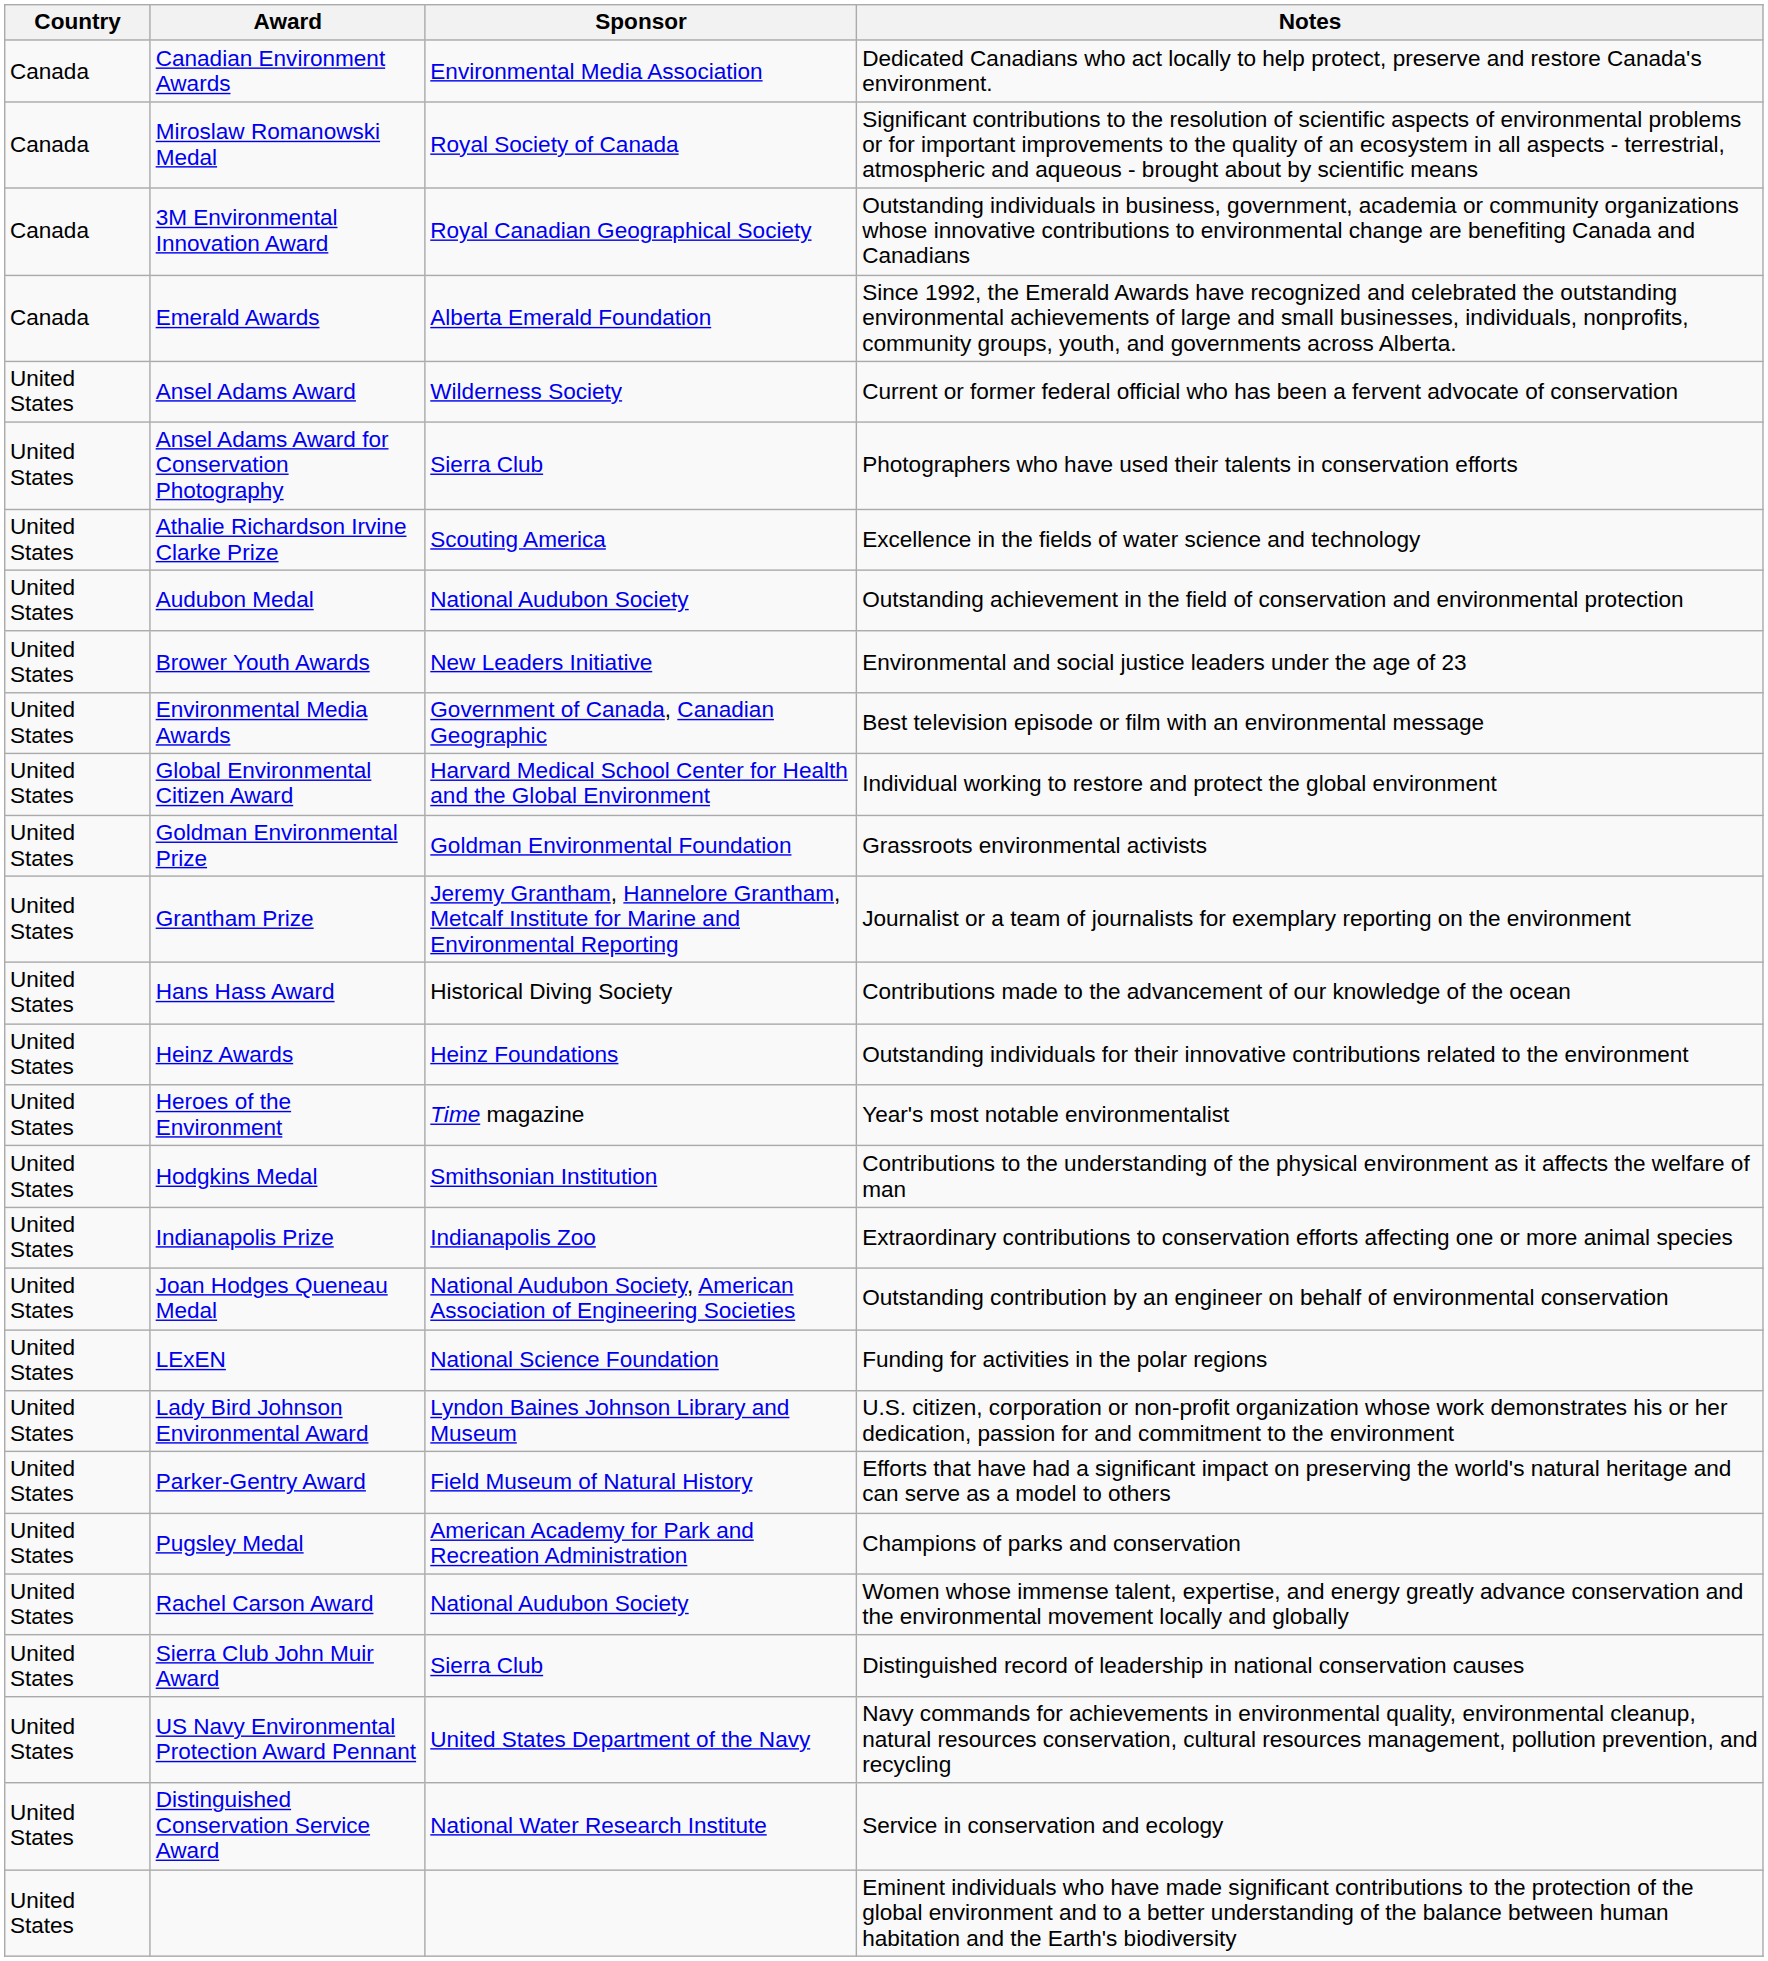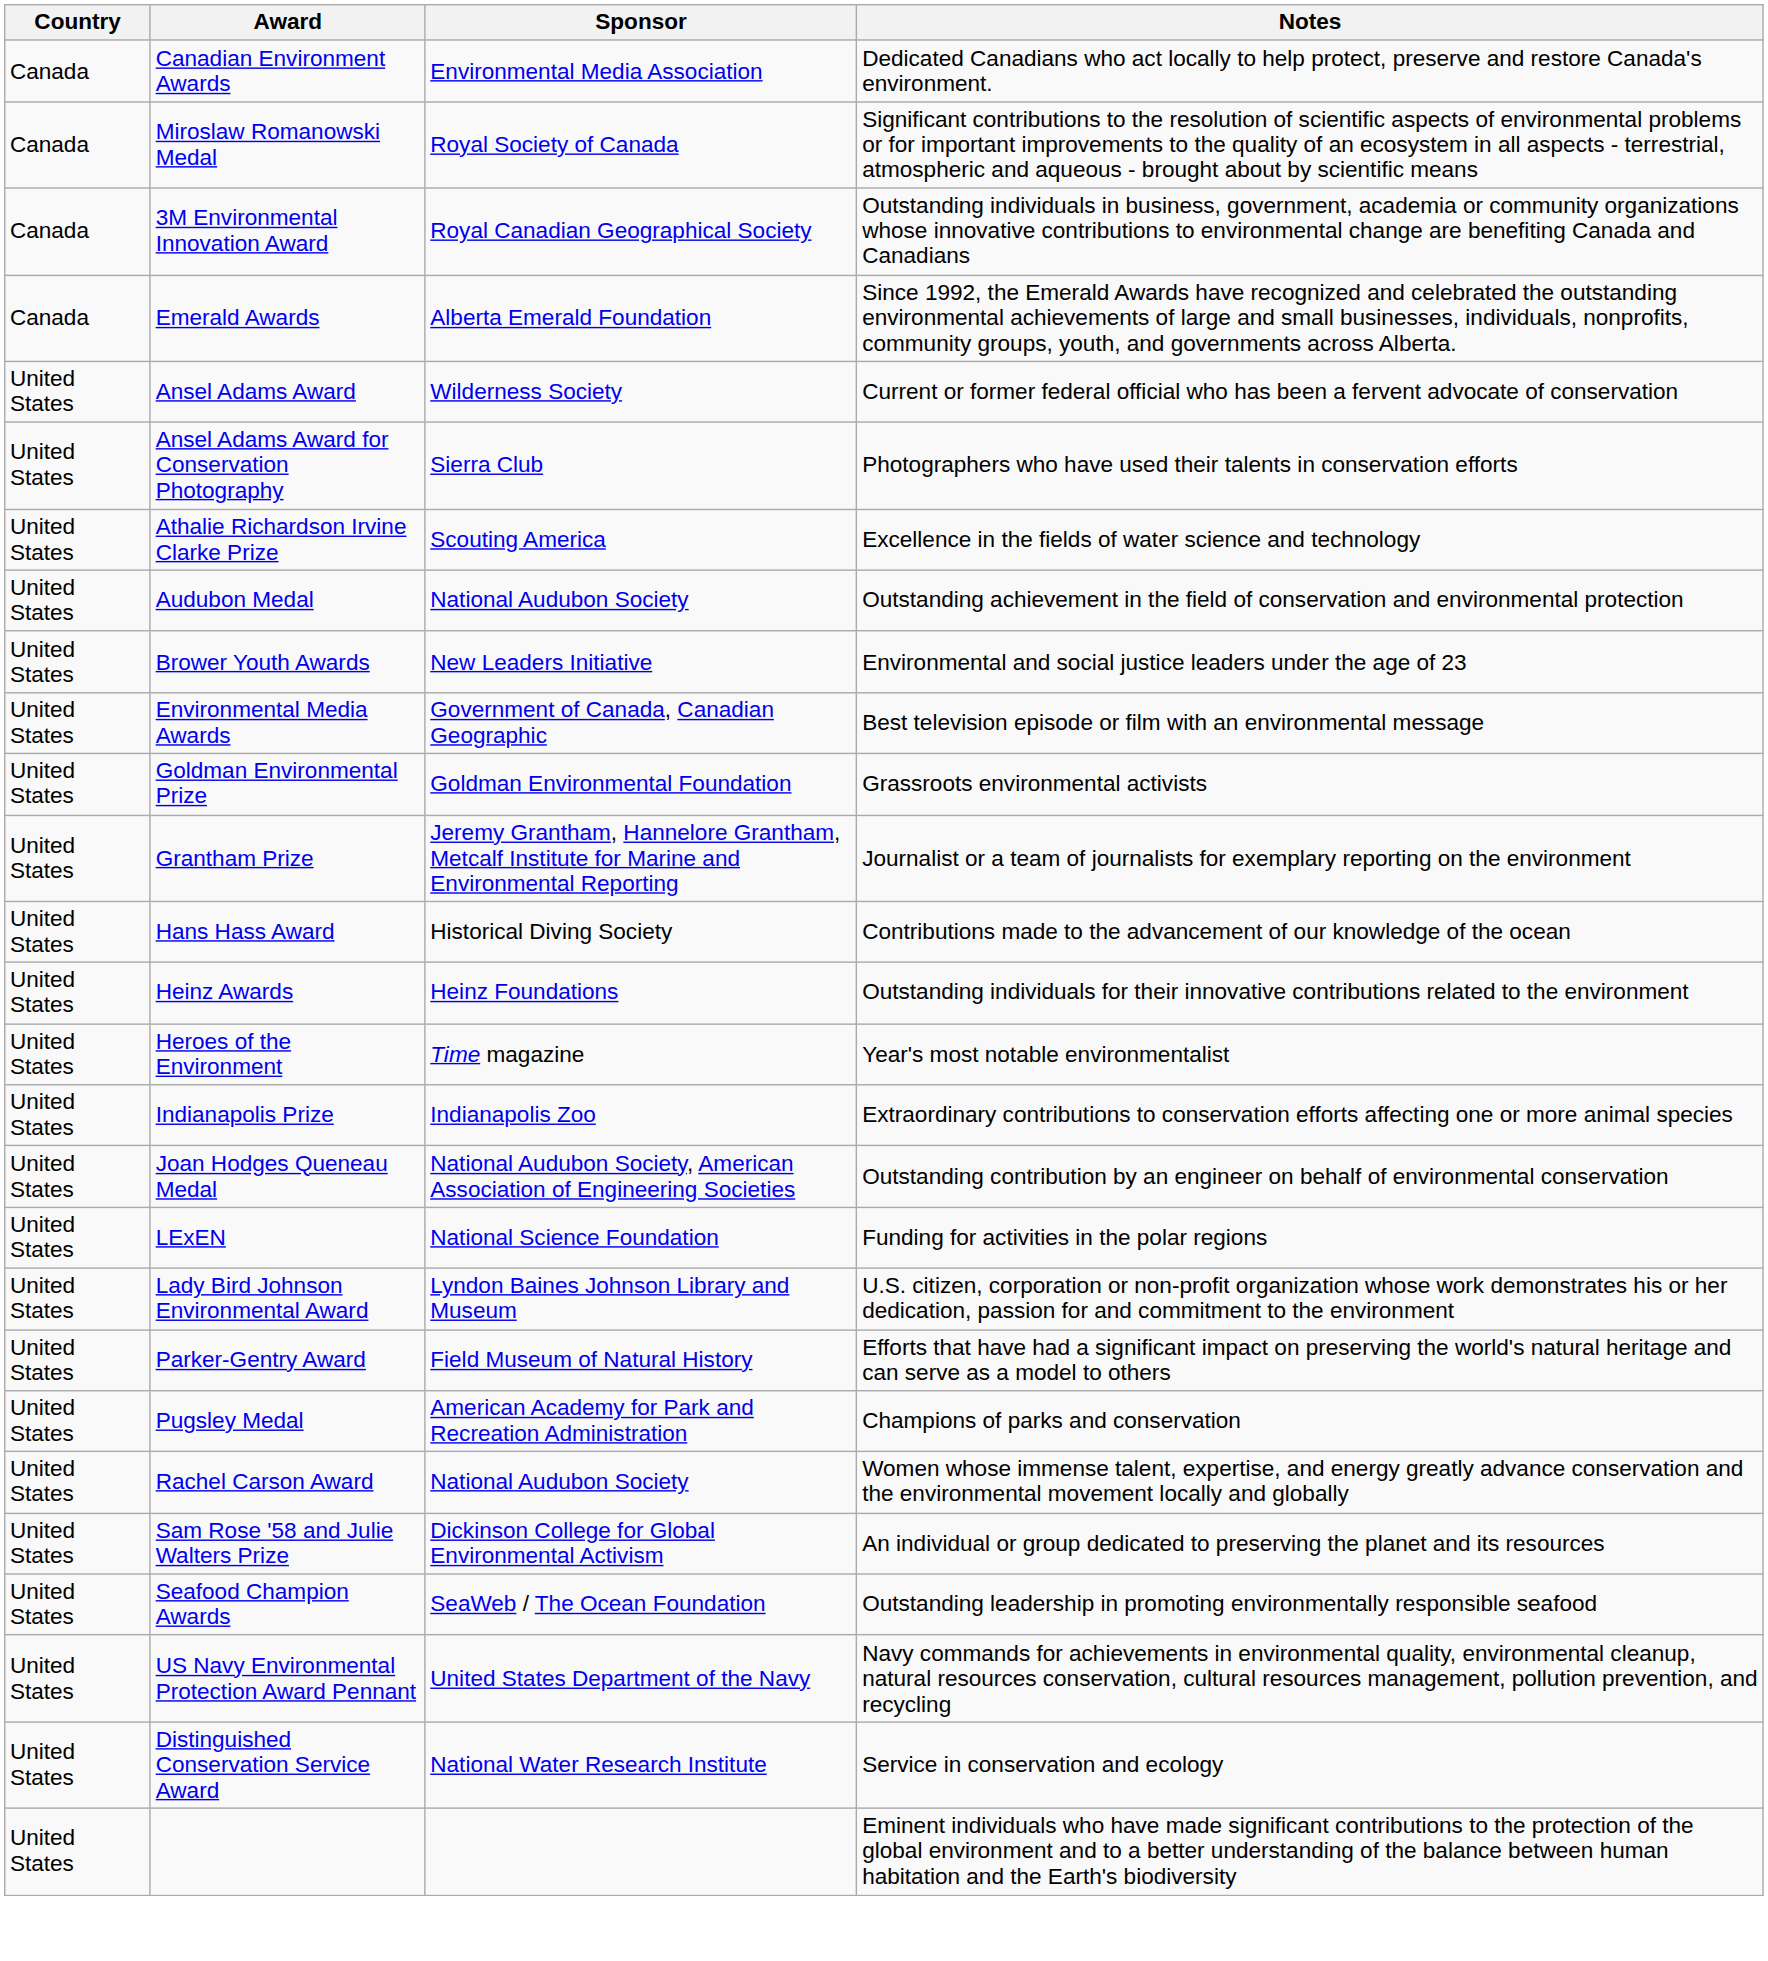- row: (264, 783)
- row: (237, 1176)
+ row: (274, 1543)
+ row: (252, 1604)
- row: (265, 1665)
